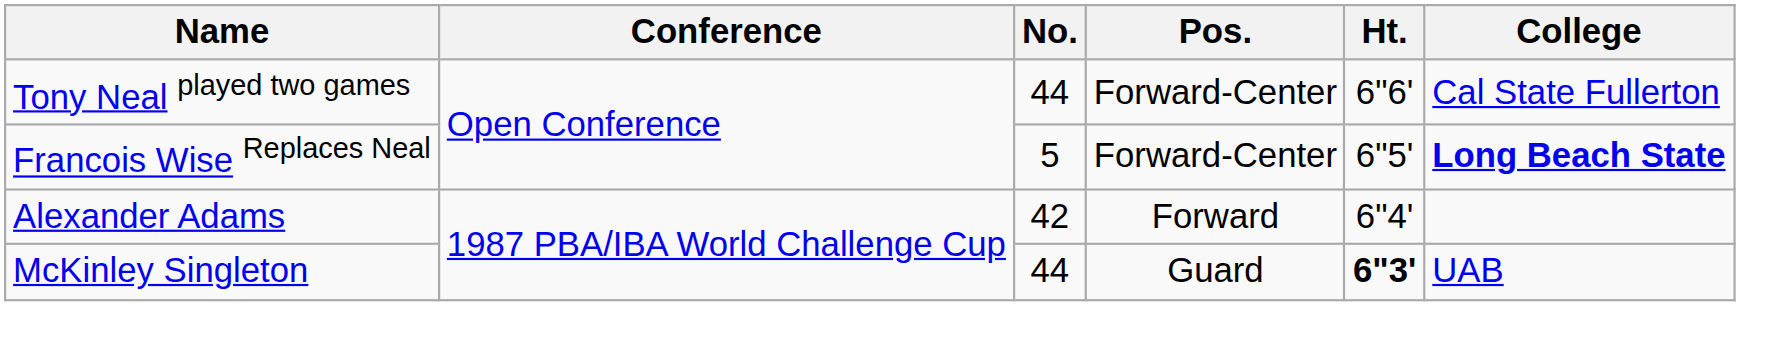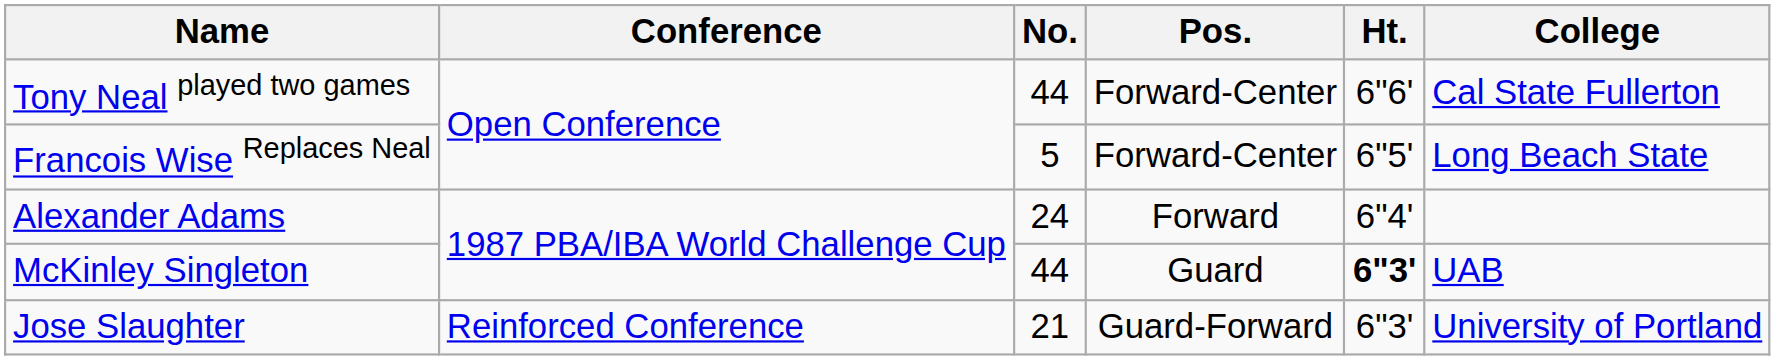(1579, 156) bold -> (1570, 156) normal
(1050, 216) 42 -> (1050, 216) 24
+ row: (129, 326)
